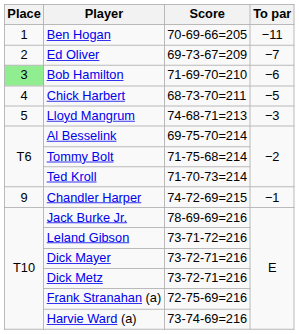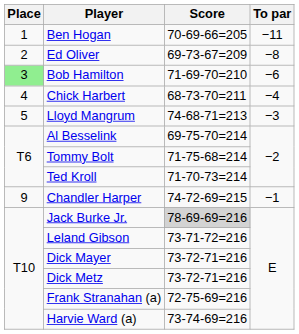(272, 55) −7 -> (272, 55) −8
(272, 95) −5 -> (272, 95) −4
(207, 217) no background -> (207, 217) lightgrey background
